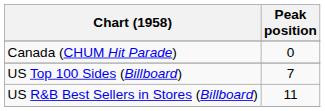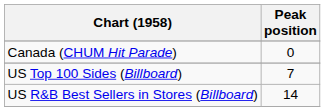(290, 95) 11 -> (290, 95) 14
